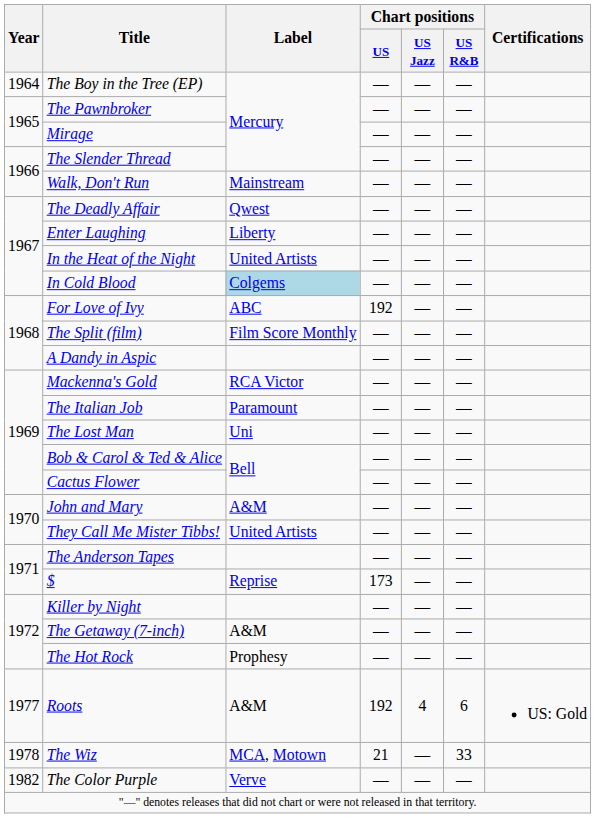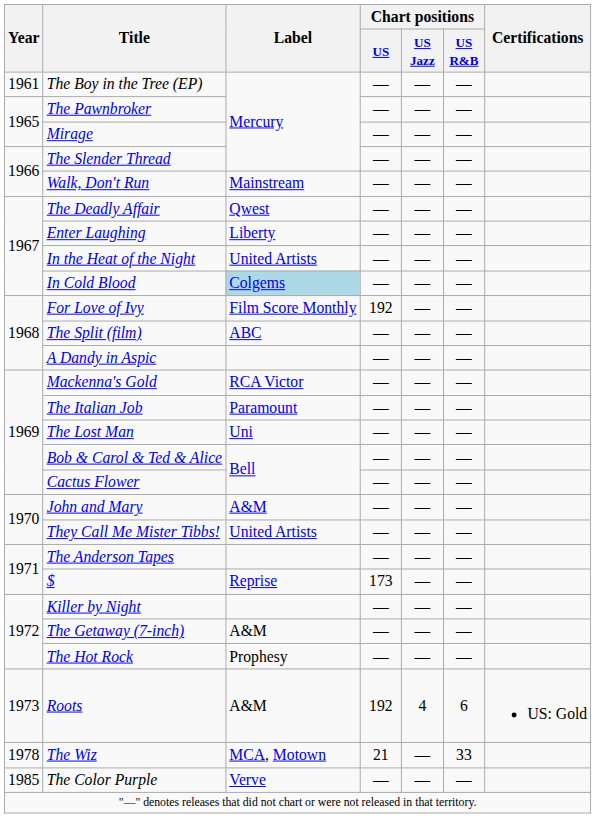(24, 84) 1964 -> (24, 84) 1961
(245, 308) ABC -> (293, 308) Film Score Monthly
(293, 332) Film Score Monthly -> (245, 332) ABC
(24, 705) 1977 -> (24, 705) 1973
(24, 779) 1982 -> (24, 779) 1985
